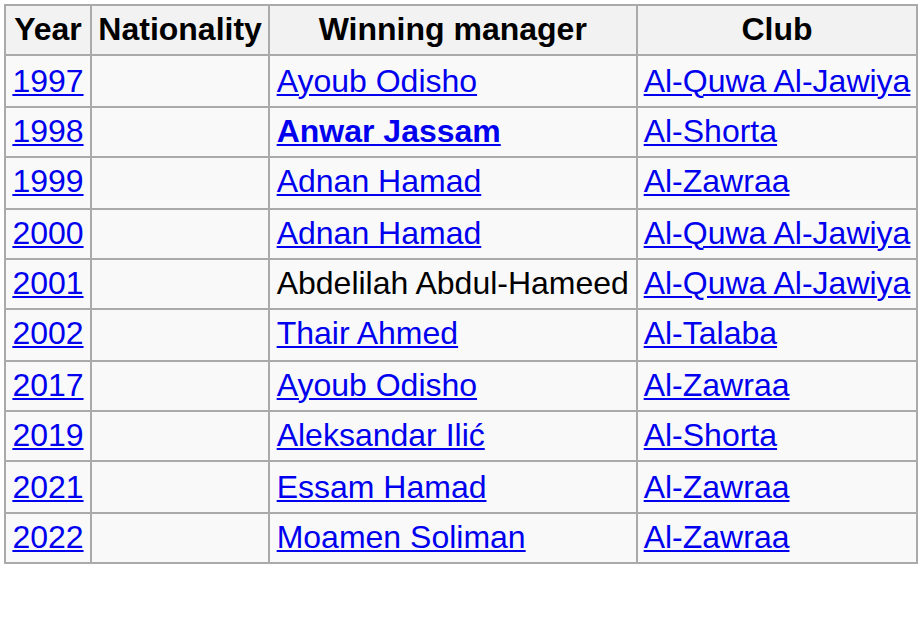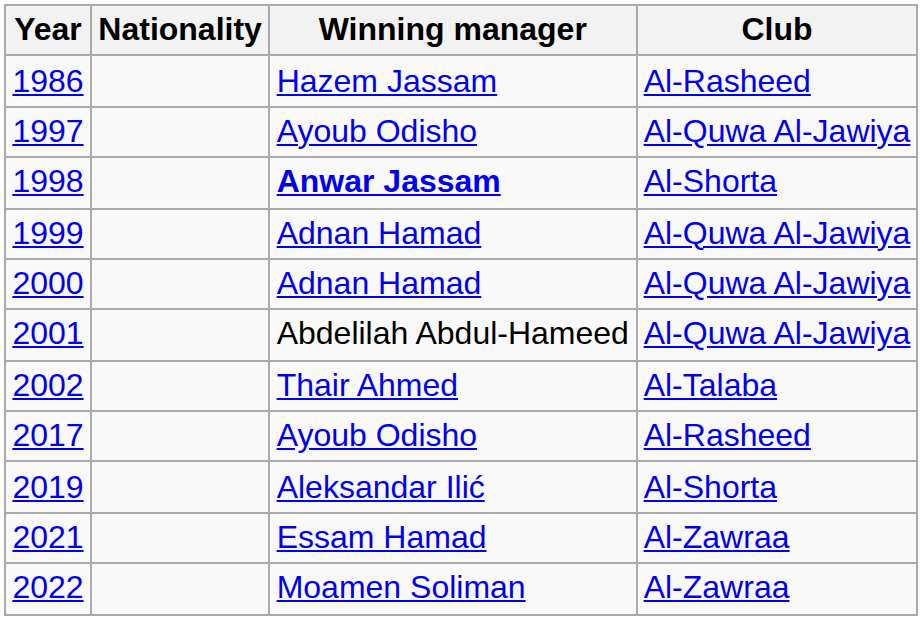+ row: (48, 80)
(717, 182) Al-Zawraa -> (777, 232) Al-Quwa Al-Jawiya
(717, 385) Al-Zawraa -> (727, 435) Al-Rasheed
